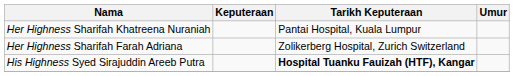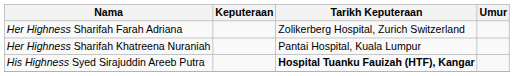rows swapped: (109, 29) <-> (95, 46)
